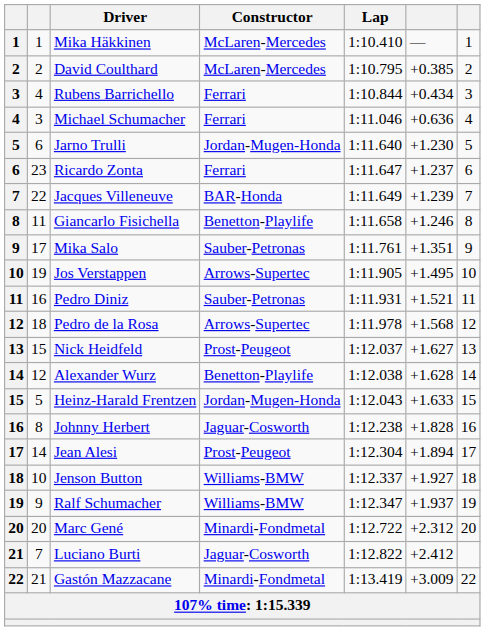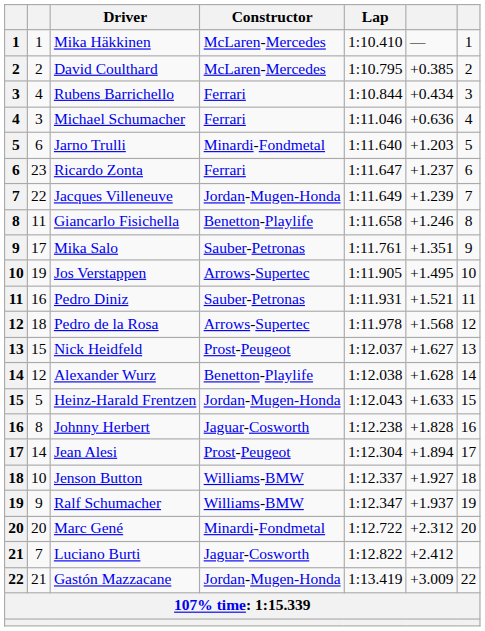(272, 144) Jordan-Mugen-Honda -> (264, 144) Minardi-Fondmetal
(432, 144) +1.230 -> (432, 144) +1.203
(243, 195) BAR-Honda -> (272, 195) Jordan-Mugen-Honda
(264, 579) Minardi-Fondmetal -> (272, 579) Jordan-Mugen-Honda
